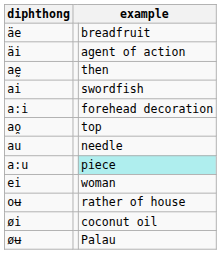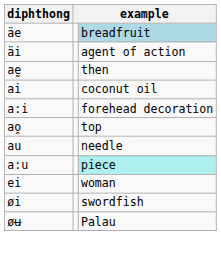(116, 33) no background -> (116, 33) lightblue background
(112, 89) swordfish -> (119, 89) coconut oil
- row: (14, 202)
(119, 221) coconut oil -> (112, 202) swordfish
